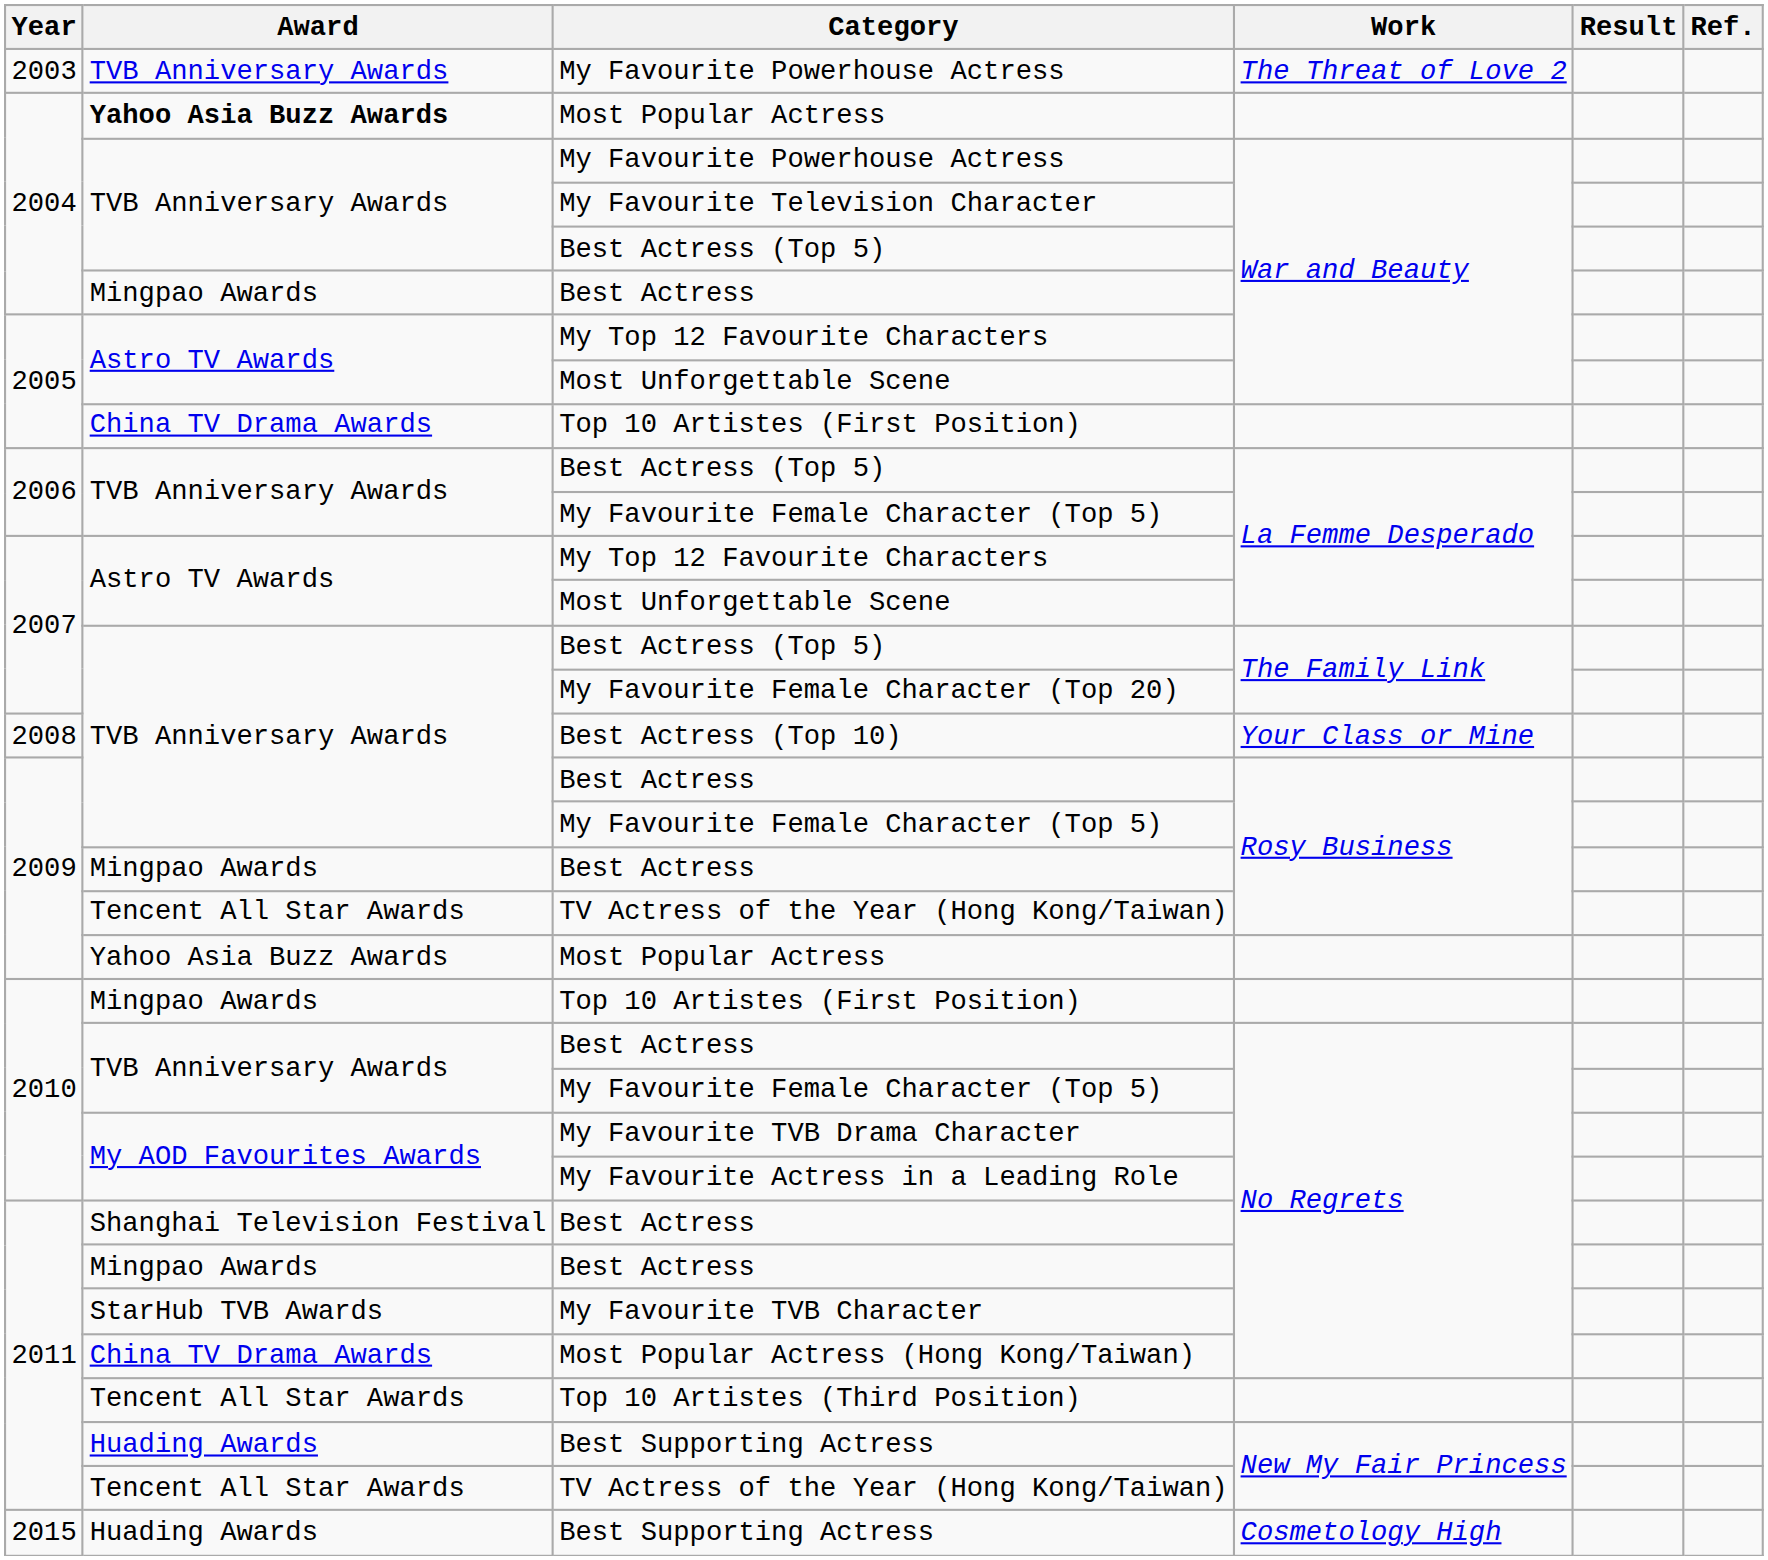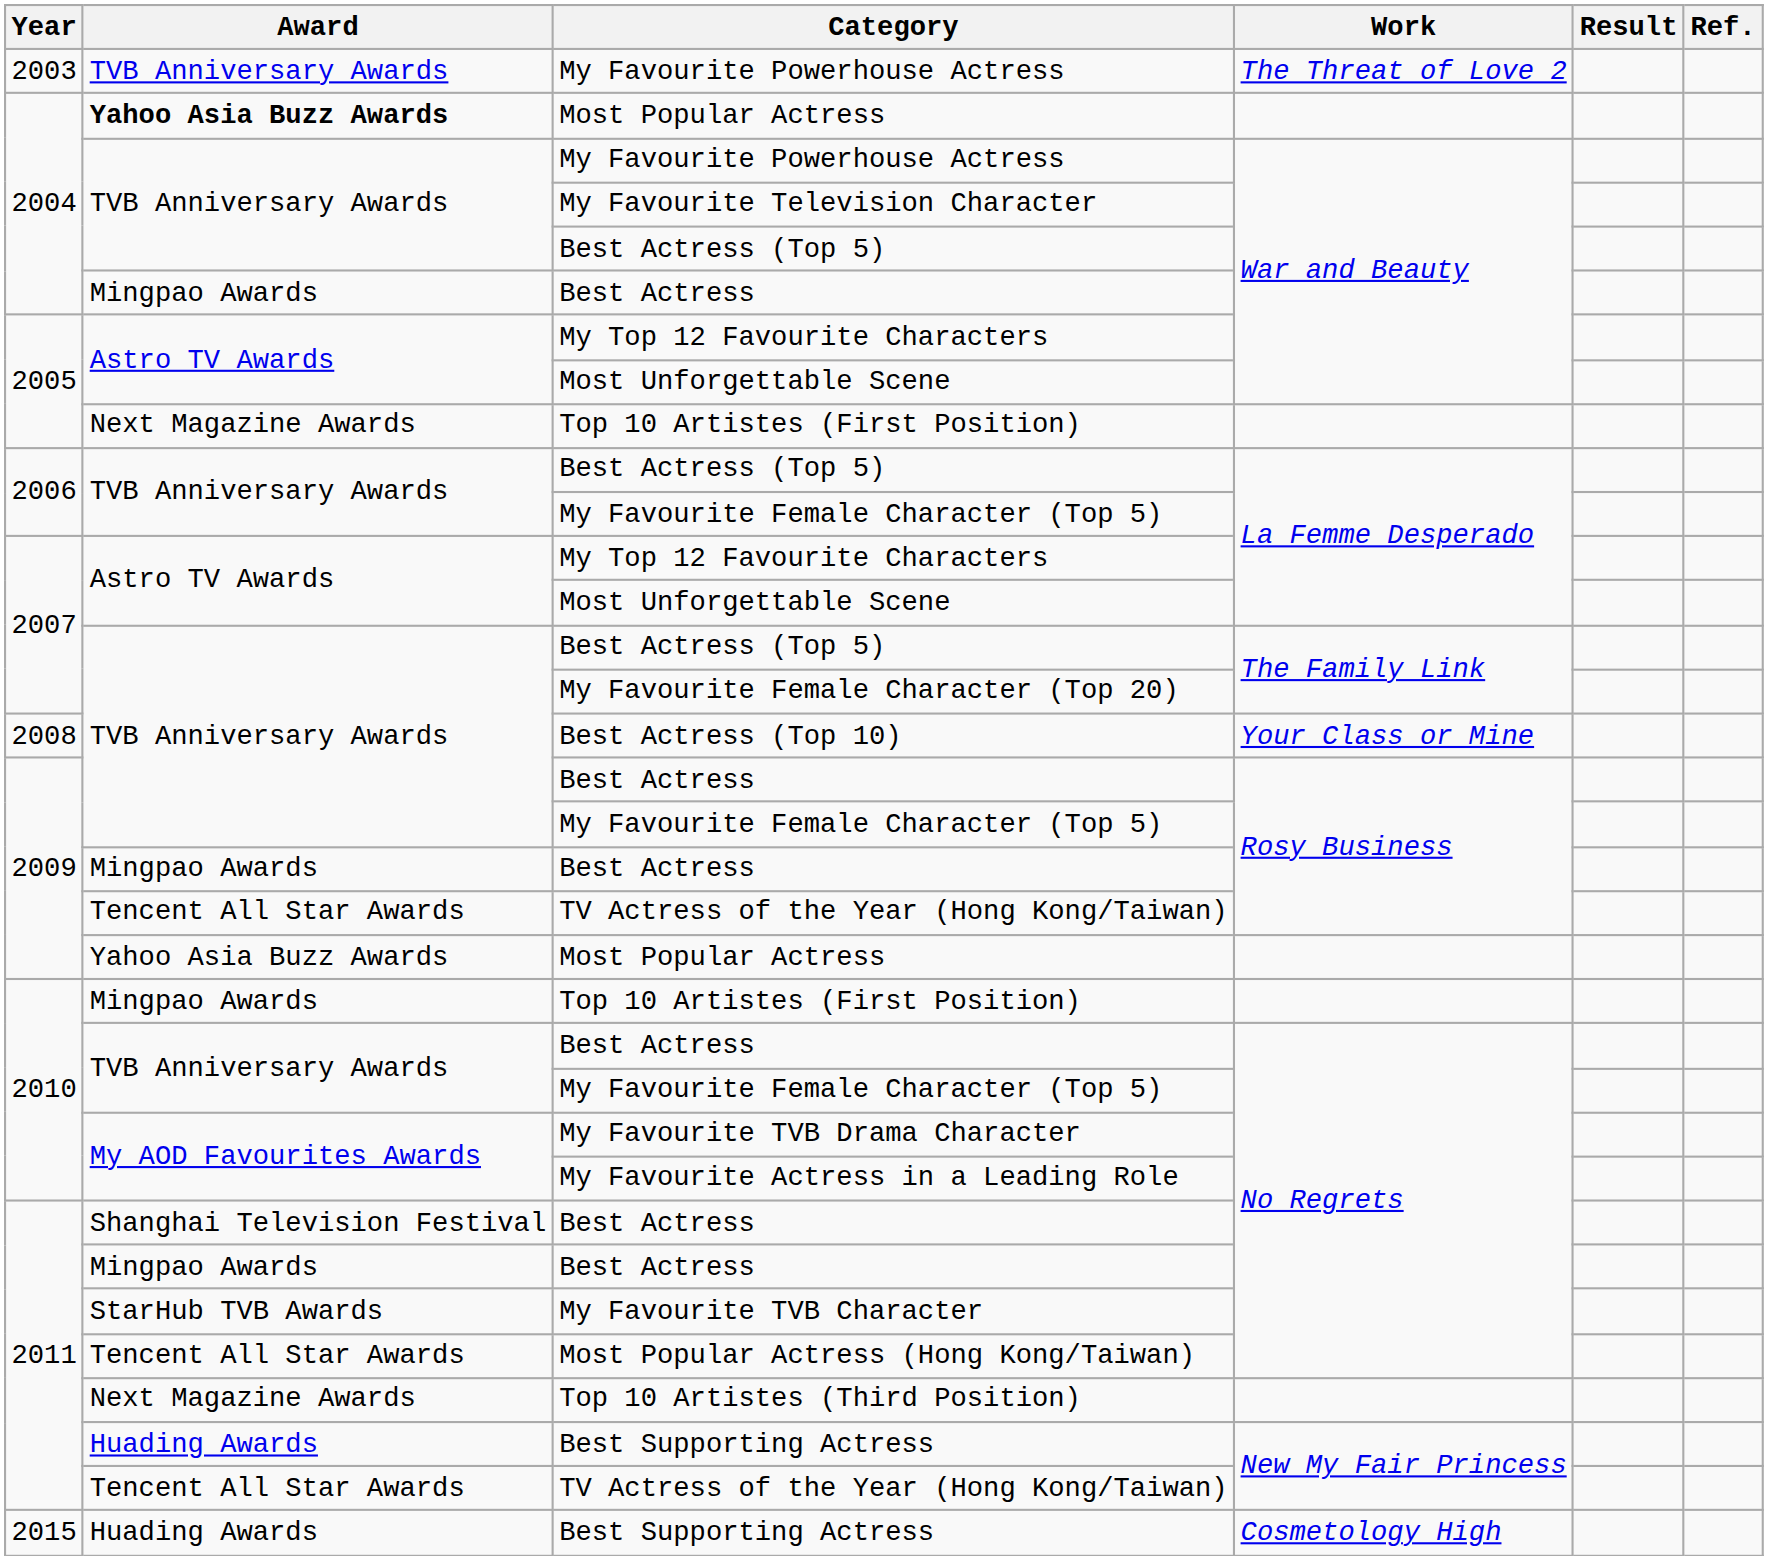(261, 426) China TV Drama Awards -> (253, 426) Next Magazine Awards
(261, 1356) China TV Drama Awards -> (277, 1356) Tencent All Star Awards
(277, 1400) Tencent All Star Awards -> (253, 1400) Next Magazine Awards
